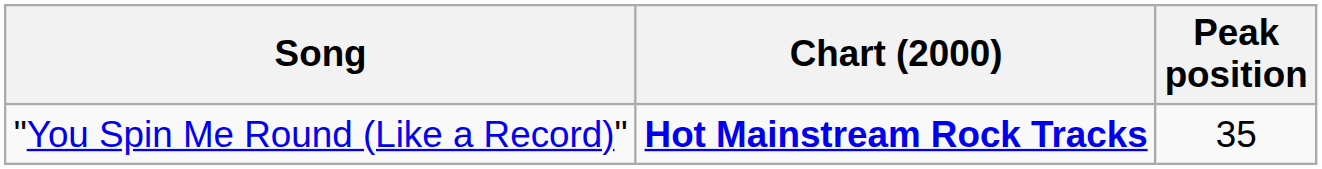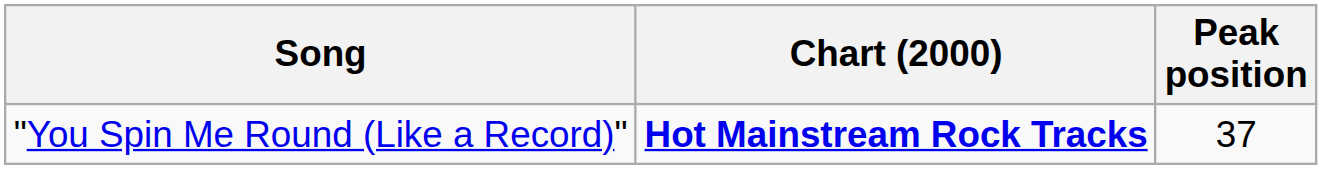(1236, 133) 35 -> (1236, 133) 37
